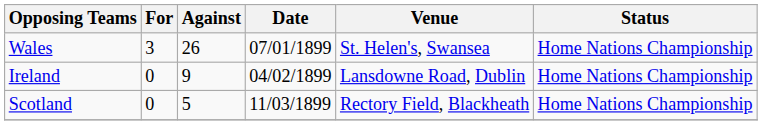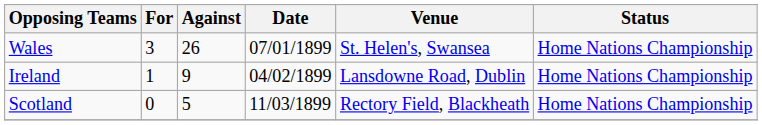(150, 76) 0 -> (150, 76) 1
